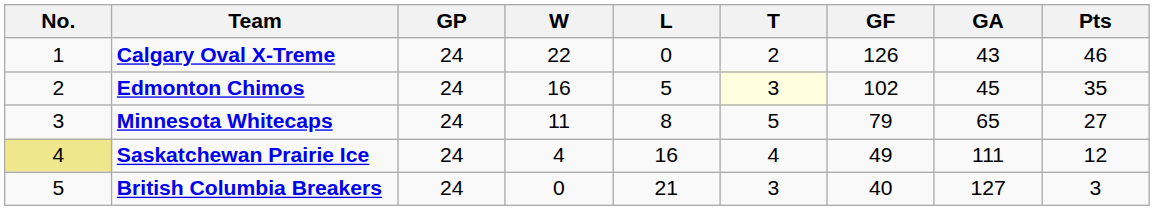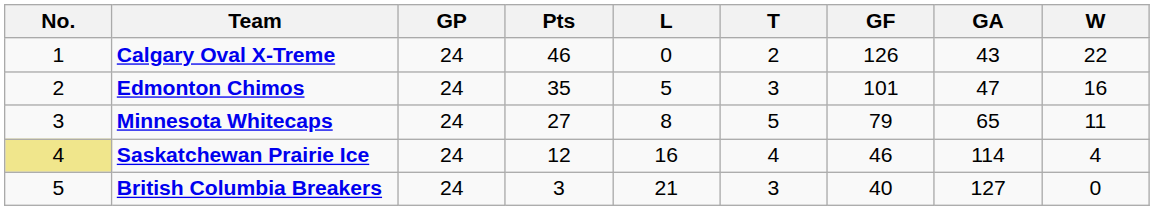columns swapped: (559, 21) <-> (1095, 21)
(773, 88) lightyellow background -> (773, 88) no background
(881, 88) 102 -> (881, 88) 101
(988, 88) 45 -> (988, 88) 47
(881, 155) 49 -> (881, 155) 46
(988, 155) 111 -> (988, 155) 114
